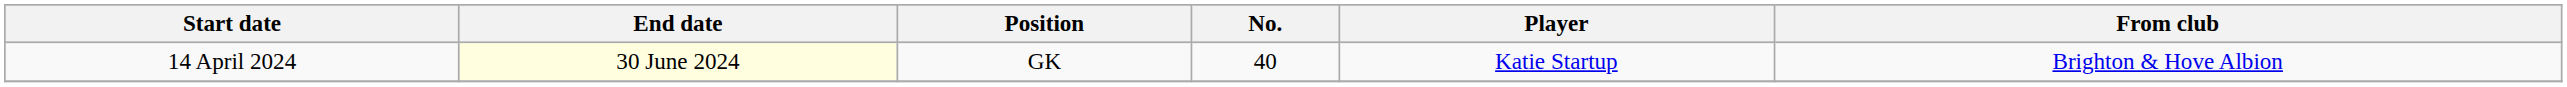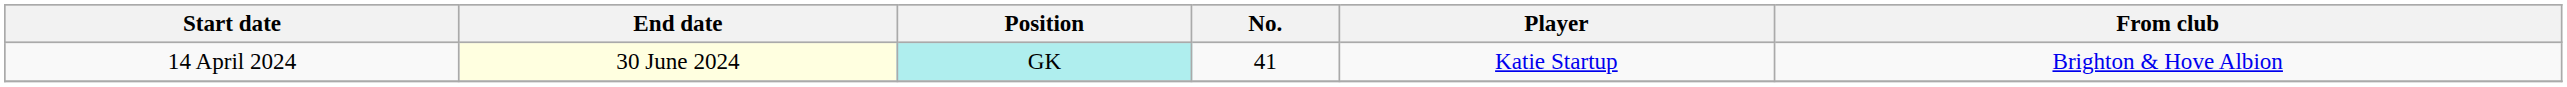(1044, 61) no background -> (1044, 61) paleturquoise background
(1265, 61) 40 -> (1265, 61) 41
